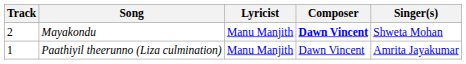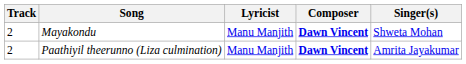(10, 50) 1 -> (10, 50) 2
(332, 50) normal -> (333, 50) bold
